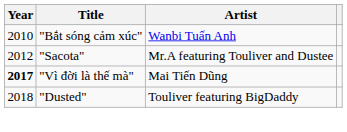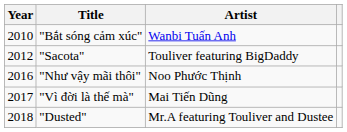(241, 55) Mr.A featuring Touliver and Dustee -> (223, 55) Touliver featuring BigDaddy
+ row: (90, 76)
(20, 76) bold -> (20, 96) normal
(223, 96) Touliver featuring BigDaddy -> (241, 117) Mr.A featuring Touliver and Dustee
